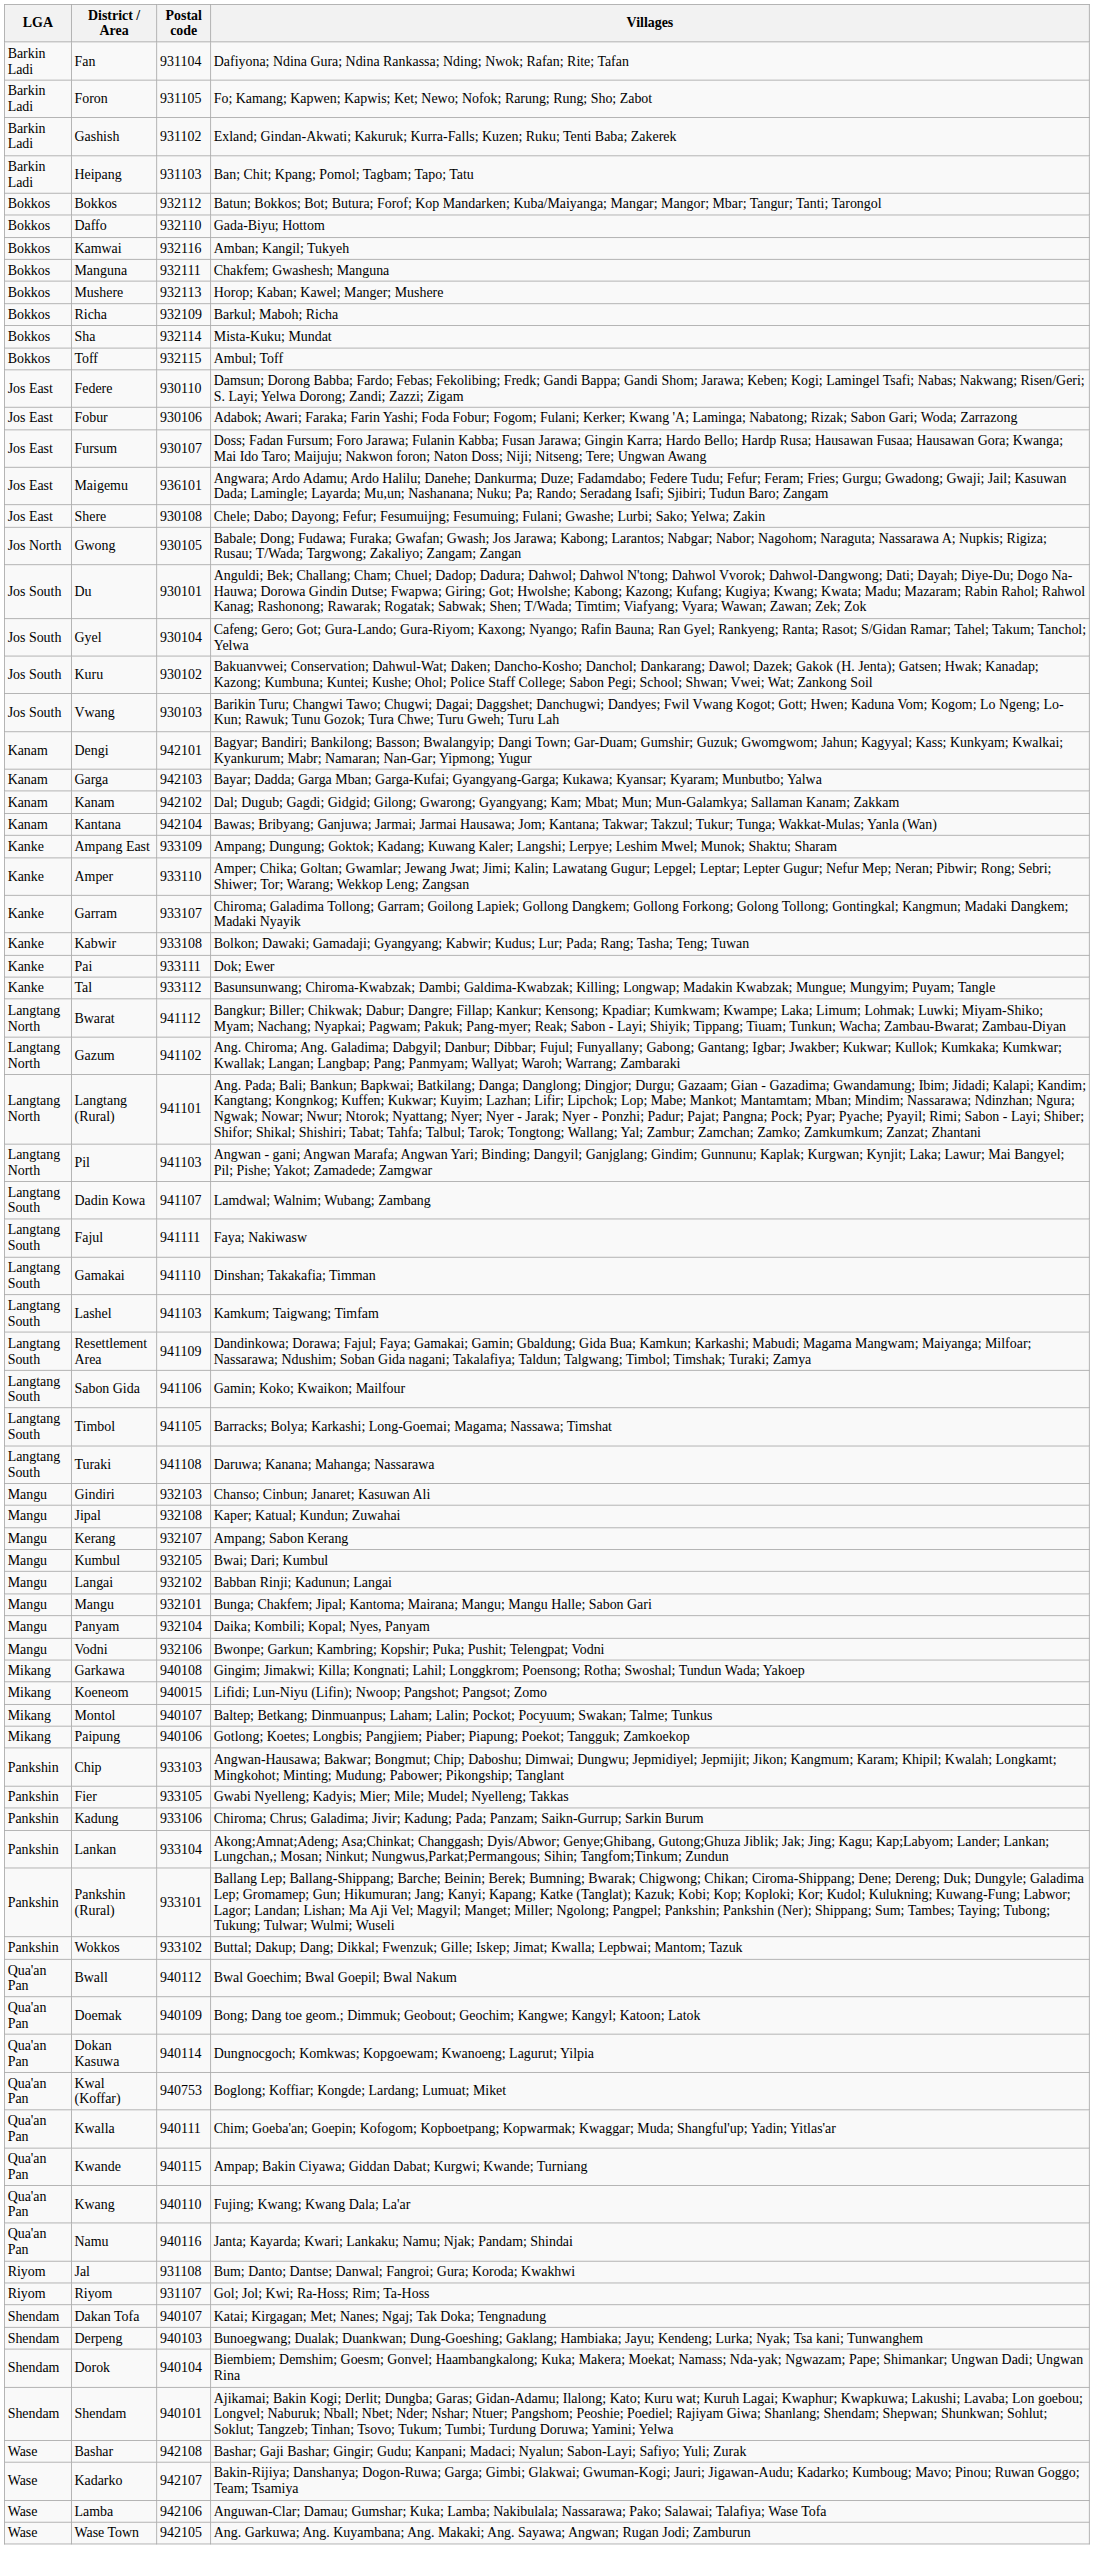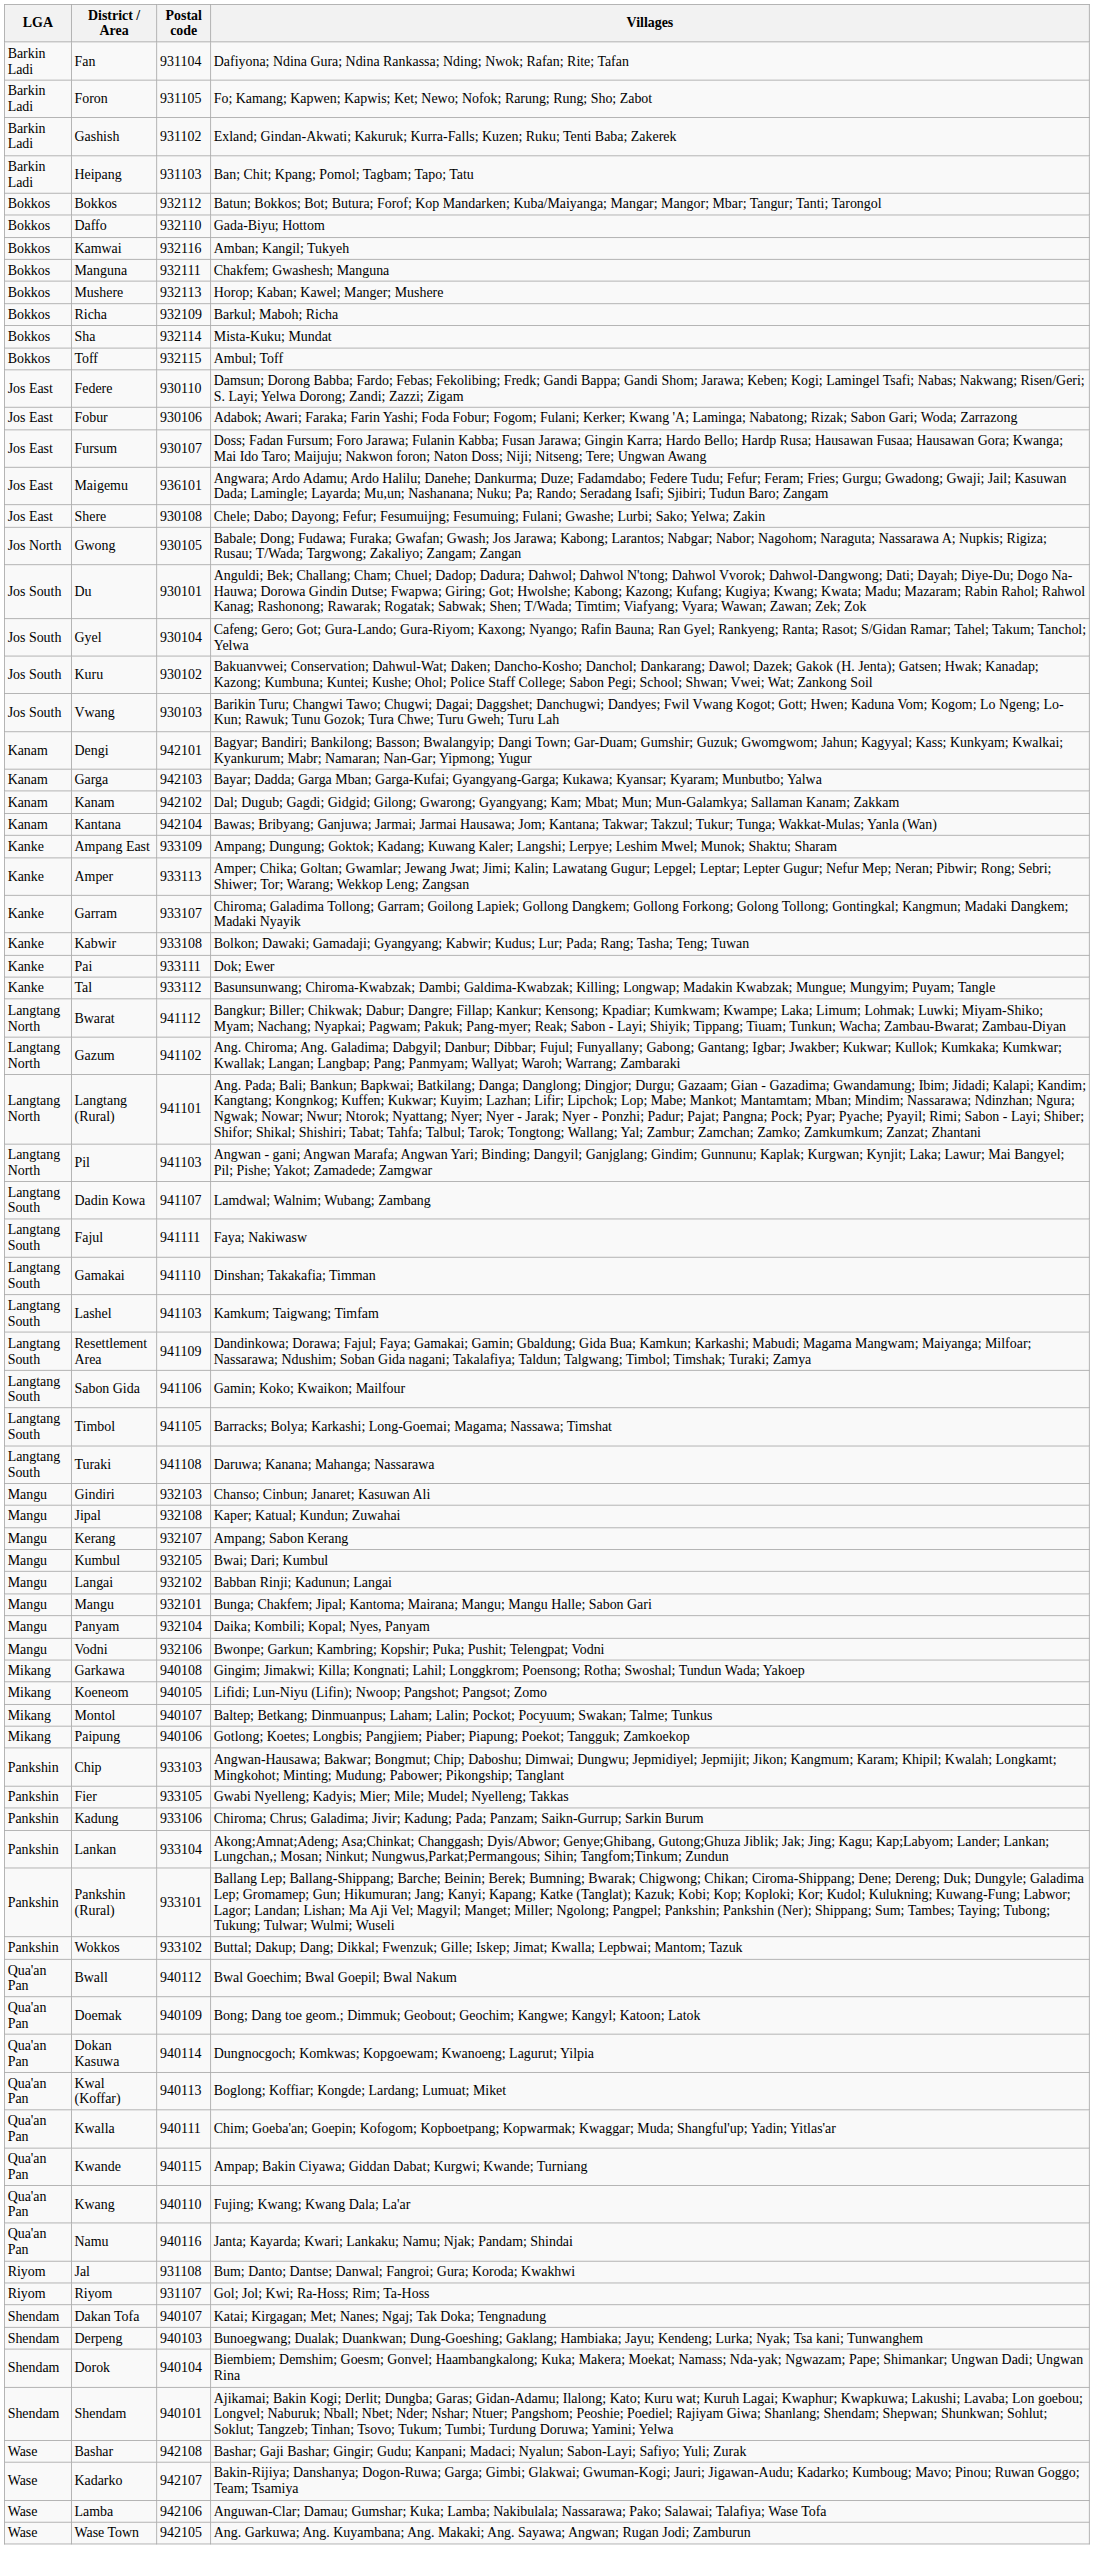(181, 876) 933110 -> (181, 876) 933113
(181, 1693) 940015 -> (181, 1693) 940105
(181, 2091) 940753 -> (181, 2091) 940113
